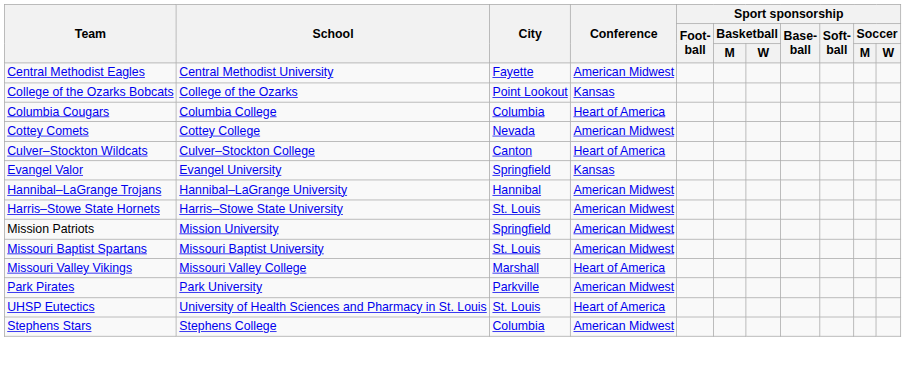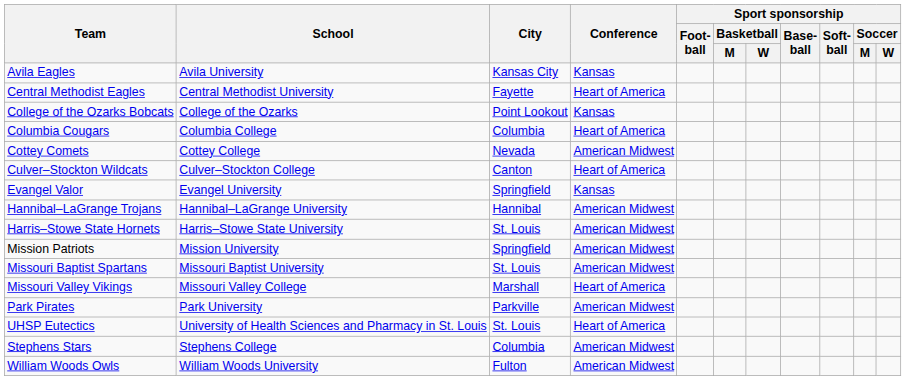+ row: (41, 72)
(624, 72) American Midwest -> (619, 92) Heart of America
+ row: (63, 365)
